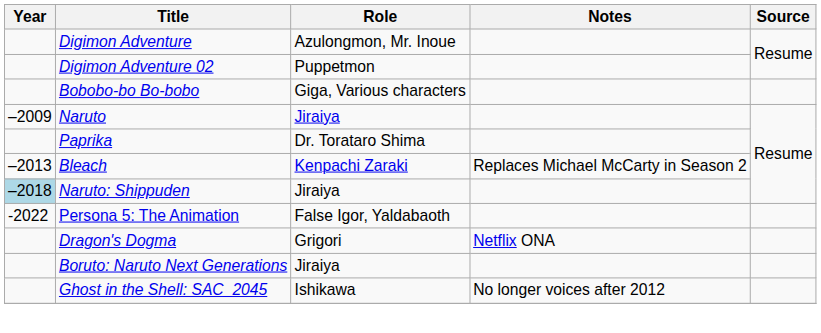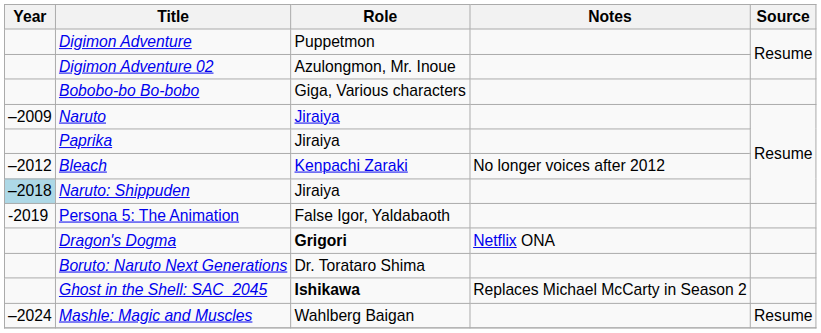(375, 41) Azulongmon, Mr. Inoue -> (335, 41) Puppetmon
(335, 66) Puppetmon -> (375, 66) Azulongmon, Mr. Inoue
(360, 141) Dr. Torataro Shima -> (317, 141) Jiraiya
(30, 166) –2013 -> (30, 166) –2012
(610, 166) Replaces Michael McCarty in Season 2 -> (569, 166) No longer voices after 2012
(28, 215) -2022 -> (28, 215) -2019
(318, 240) normal -> (321, 240) bold
(317, 265) Jiraiya -> (360, 265) Dr. Torataro Shima
(325, 290) normal -> (327, 290) bold
(569, 290) No longer voices after 2012 -> (610, 290) Replaces Michael McCarty in Season 2
+ row: (156, 315)
